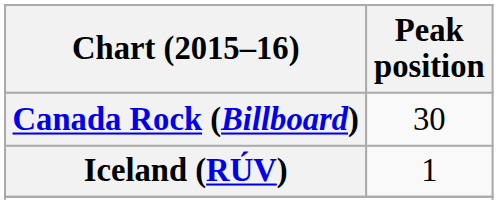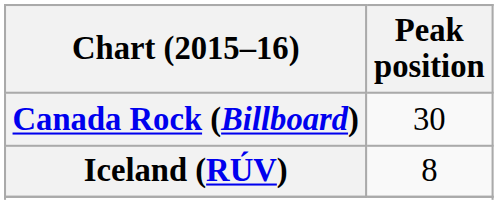(429, 170) 1 -> (429, 170) 8
